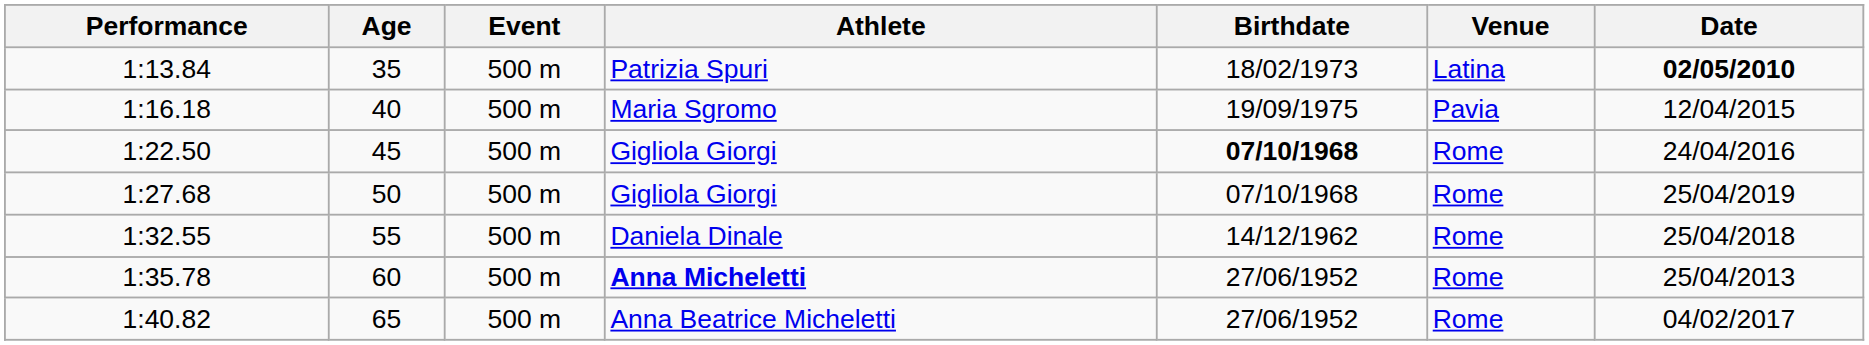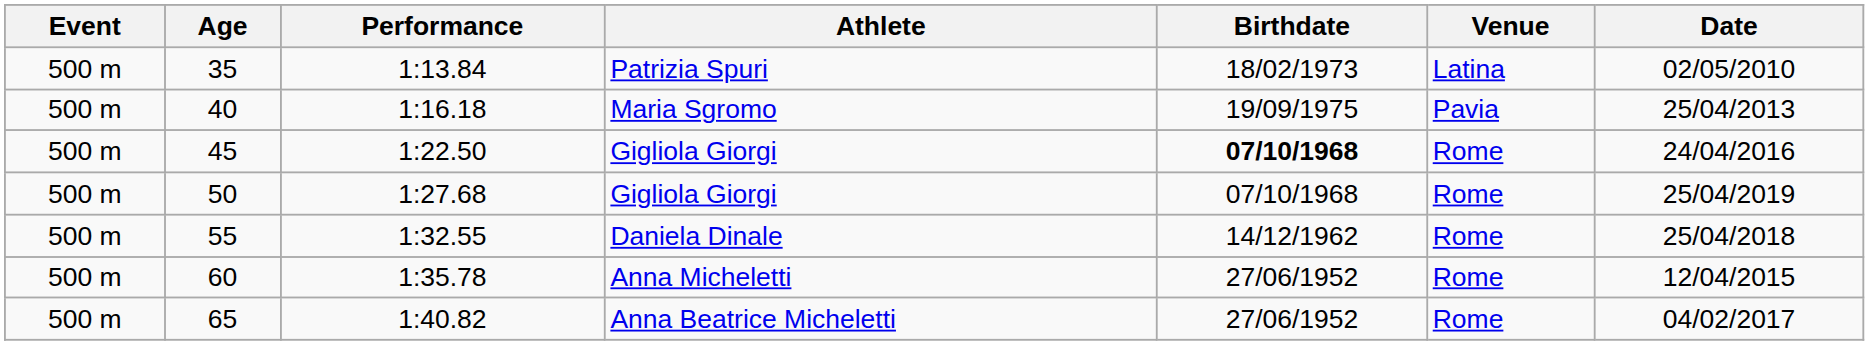columns swapped: (524, 26) <-> (167, 26)
(1729, 68) bold -> (1729, 68) normal
(1729, 110) 12/04/2015 -> (1729, 110) 25/04/2013
(708, 277) bold -> (701, 277) normal
(1729, 277) 25/04/2013 -> (1729, 277) 12/04/2015
